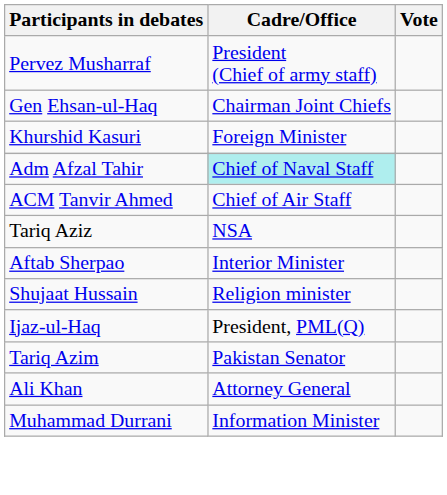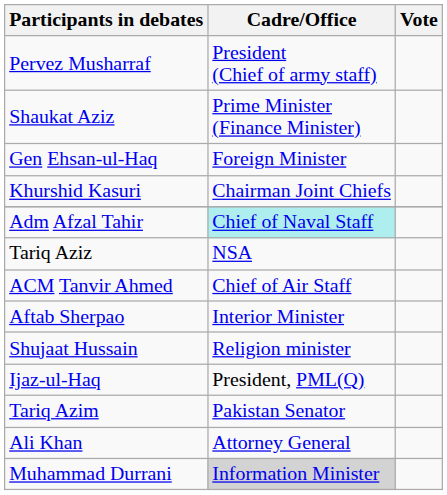+ row: (62, 116)
(302, 105) Chairman Joint Chiefs -> (279, 159) Foreign Minister
(279, 136) Foreign Minister -> (302, 190) Chairman Joint Chiefs
rows swapped: (51, 231) <-> (91, 199)
(296, 420) no background -> (296, 473) lightgrey background
